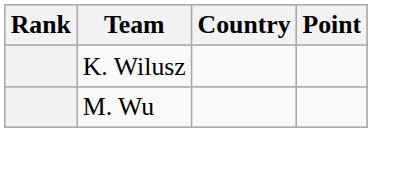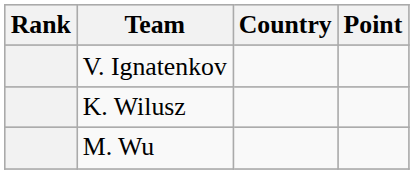+ row: (155, 65)
